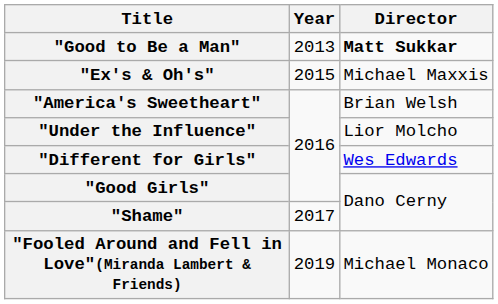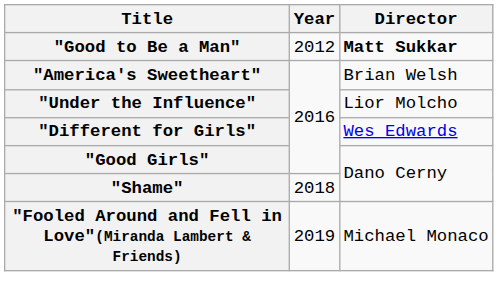(314, 47) 2013 -> (314, 47) 2012
- row: (147, 75)
(314, 216) 2017 -> (314, 188) 2018
